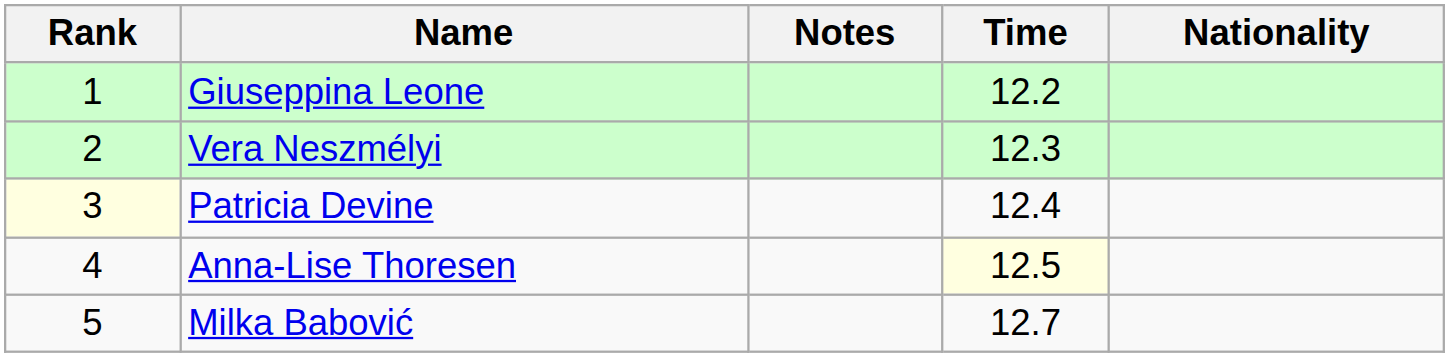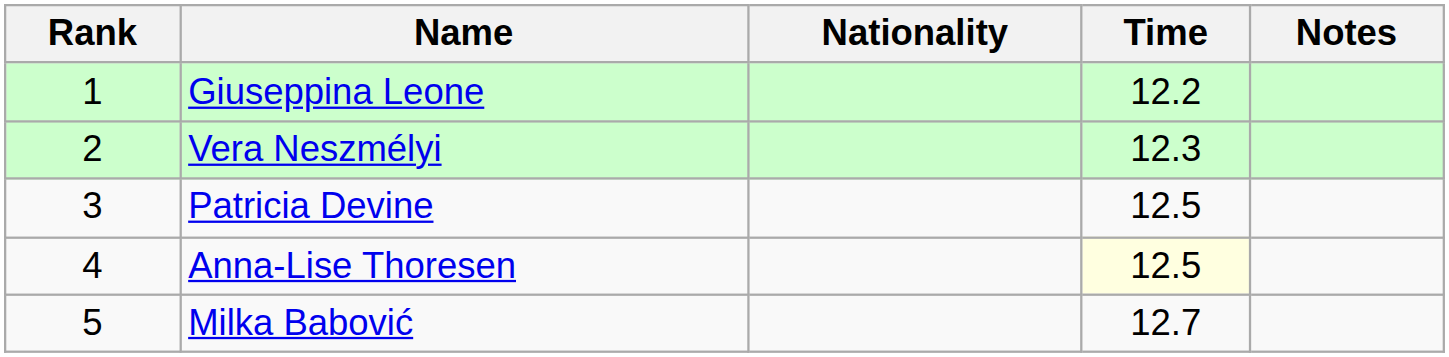columns swapped: (1276, 33) <-> (845, 33)
(92, 206) lightyellow background -> (92, 206) no background
(1025, 206) 12.4 -> (1166, 206) 12.5
